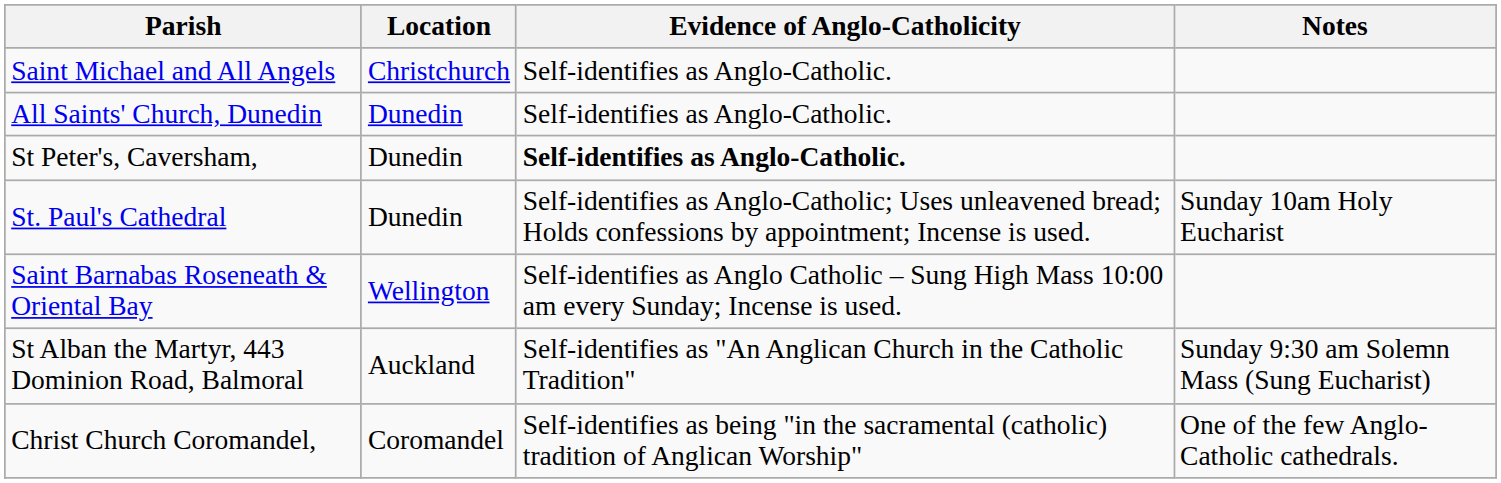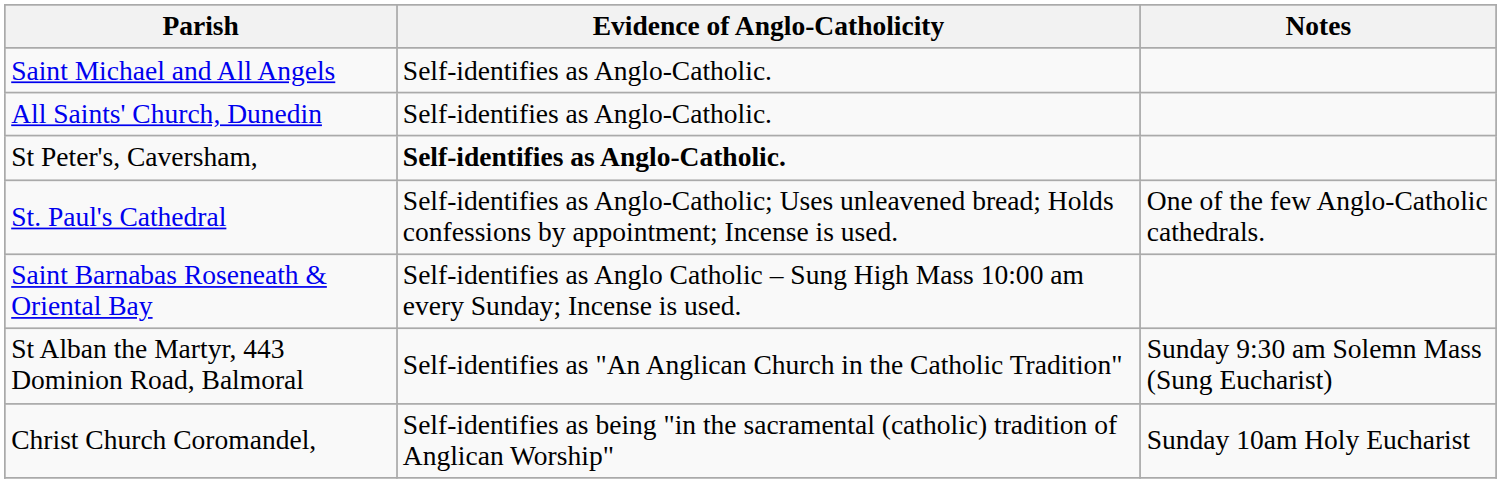- column: (439, 26)
(1286, 216) Sunday 10am Holy Eucharist -> (1317, 216) One of the few Anglo-Catholic cathedrals.
(1304, 440) One of the few Anglo-Catholic cathedrals. -> (1308, 440) Sunday 10am Holy Eucharist
